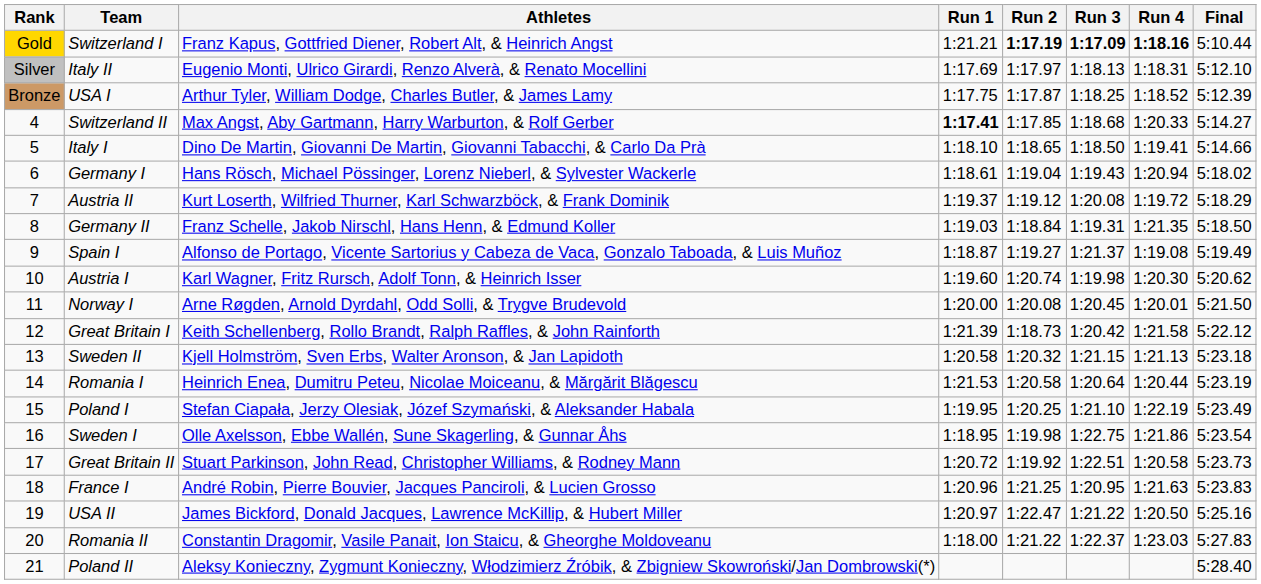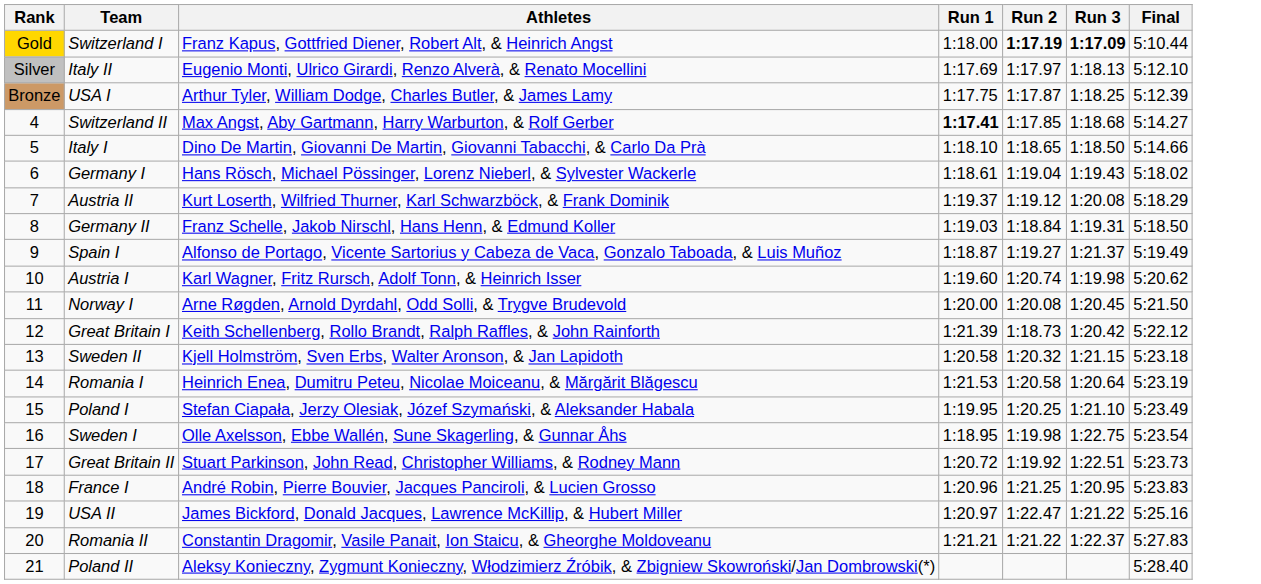- column: (1161, 17)
(970, 43) 1:21.21 -> (970, 43) 1:18.00
(970, 540) 1:18.00 -> (970, 540) 1:21.21
